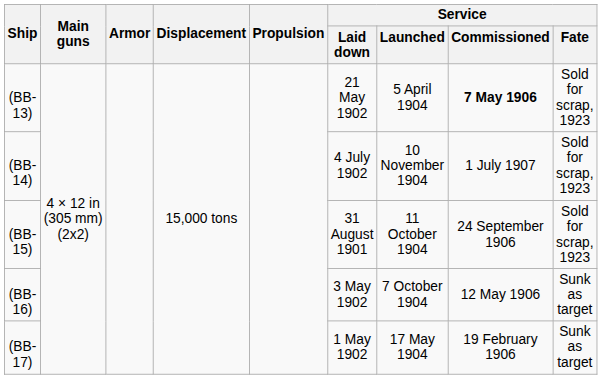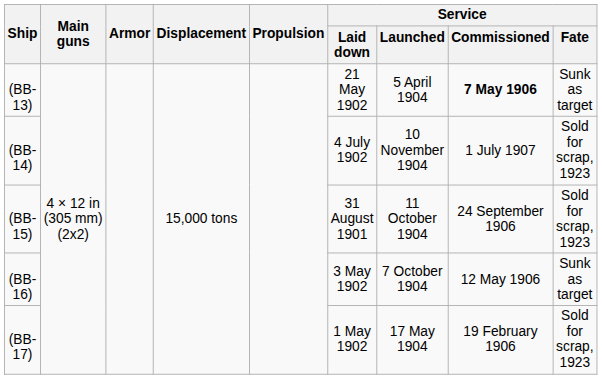(575, 97) Sold for scrap, 1923 -> (575, 90) Sunk as target
(575, 347) Sunk as target -> (575, 339) Sold for scrap, 1923
